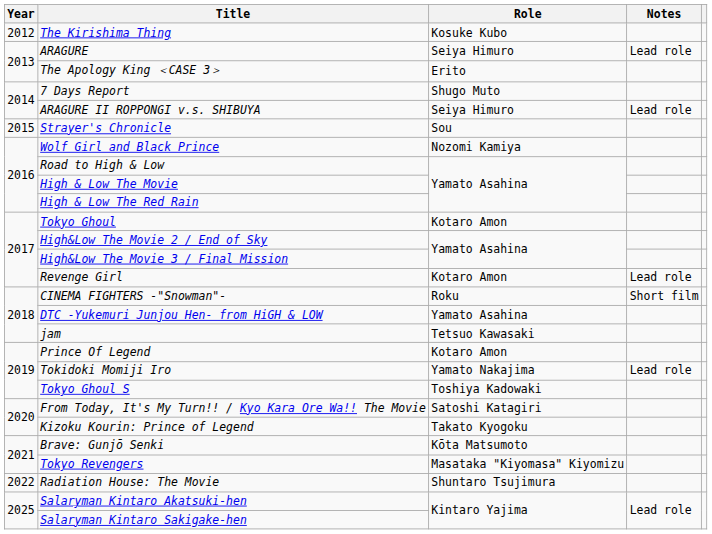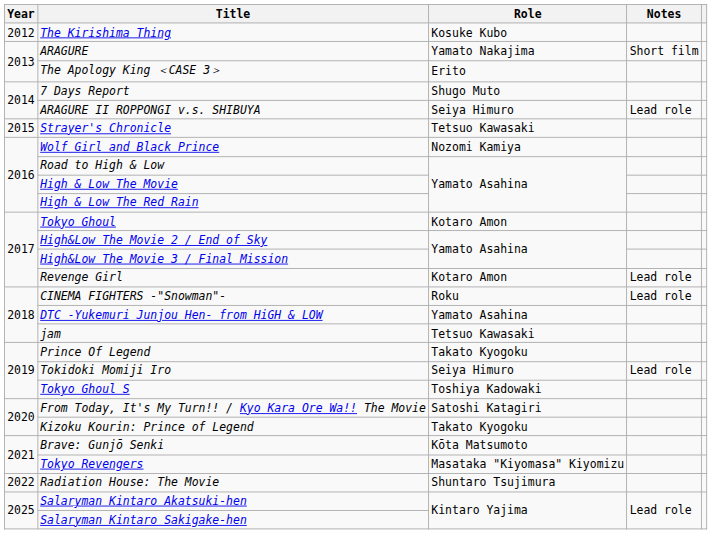(473, 51) Seiya Himuro -> (483, 51) Yamato Nakajima
(661, 51) Lead role -> (664, 51) Short film
(442, 128) Sou -> (483, 128) Tetsuo Kawasaki
(664, 296) Short film -> (661, 296) Lead role
(469, 352) Kotaro Amon -> (480, 352) Takato Kyogoku
(483, 371) Yamato Nakajima -> (473, 371) Seiya Himuro
